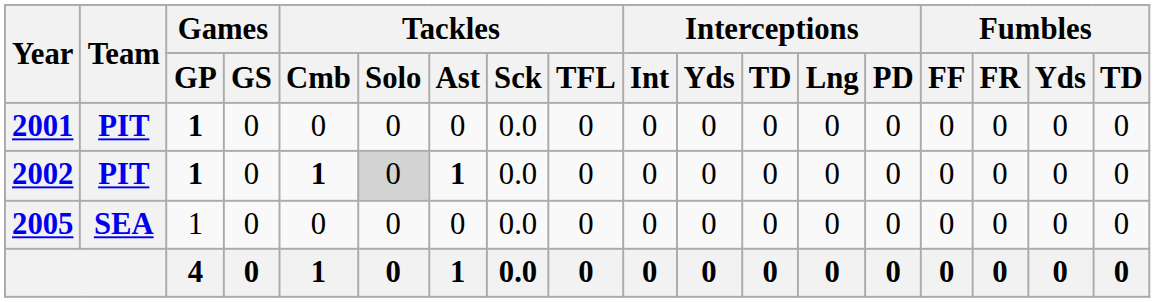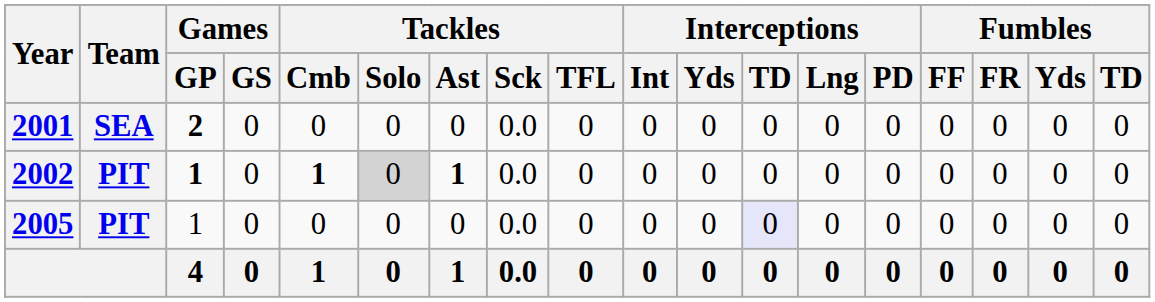(124, 126) PIT -> (124, 126) SEA
(195, 126) 1 -> (195, 126) 2
(124, 223) SEA -> (124, 223) PIT
(770, 223) no background -> (770, 223) lavender background
